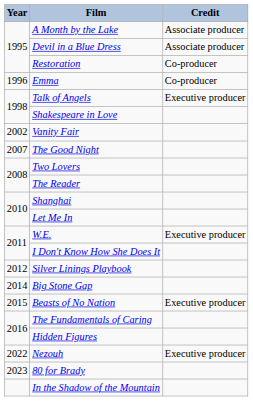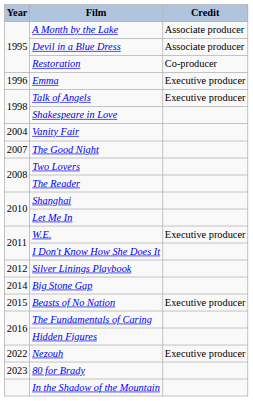(191, 81) Co-producer -> (205, 81) Executive producer
(17, 132) 2002 -> (17, 132) 2004
